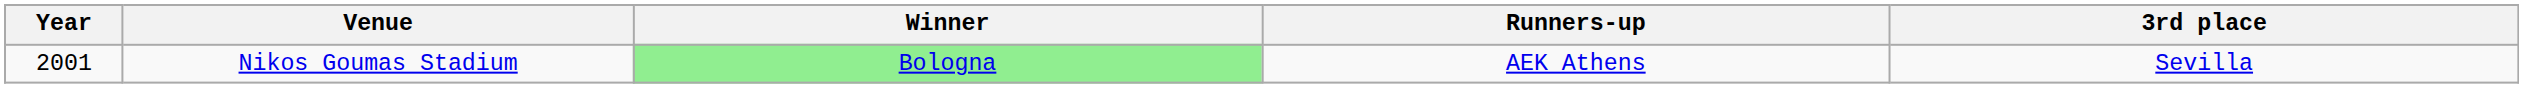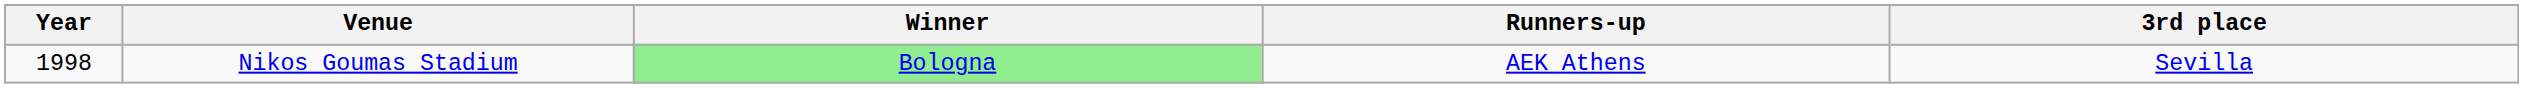(64, 63) 2001 -> (64, 63) 1998
